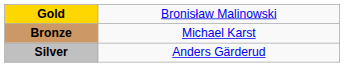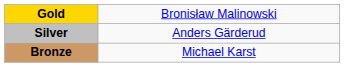rows swapped: (51, 52) <-> (51, 33)
